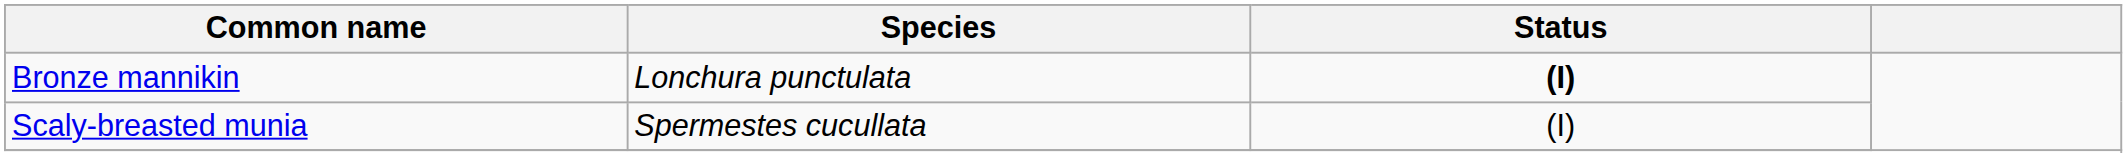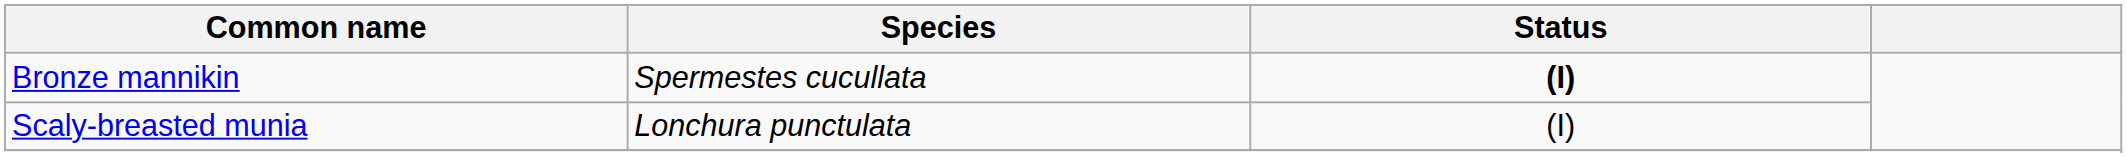(773, 77) Lonchura punctulata -> (780, 77) Spermestes cucullata
(780, 125) Spermestes cucullata -> (773, 125) Lonchura punctulata
